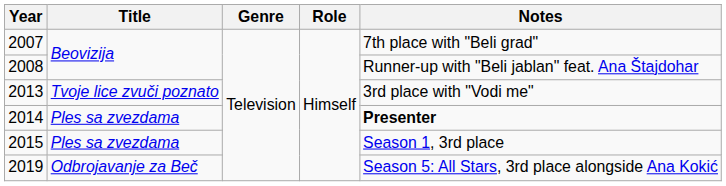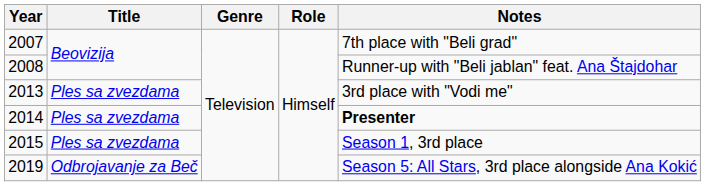(135, 92) Tvoje lice zvuči poznato -> (115, 92) Ples sa zvezdama
